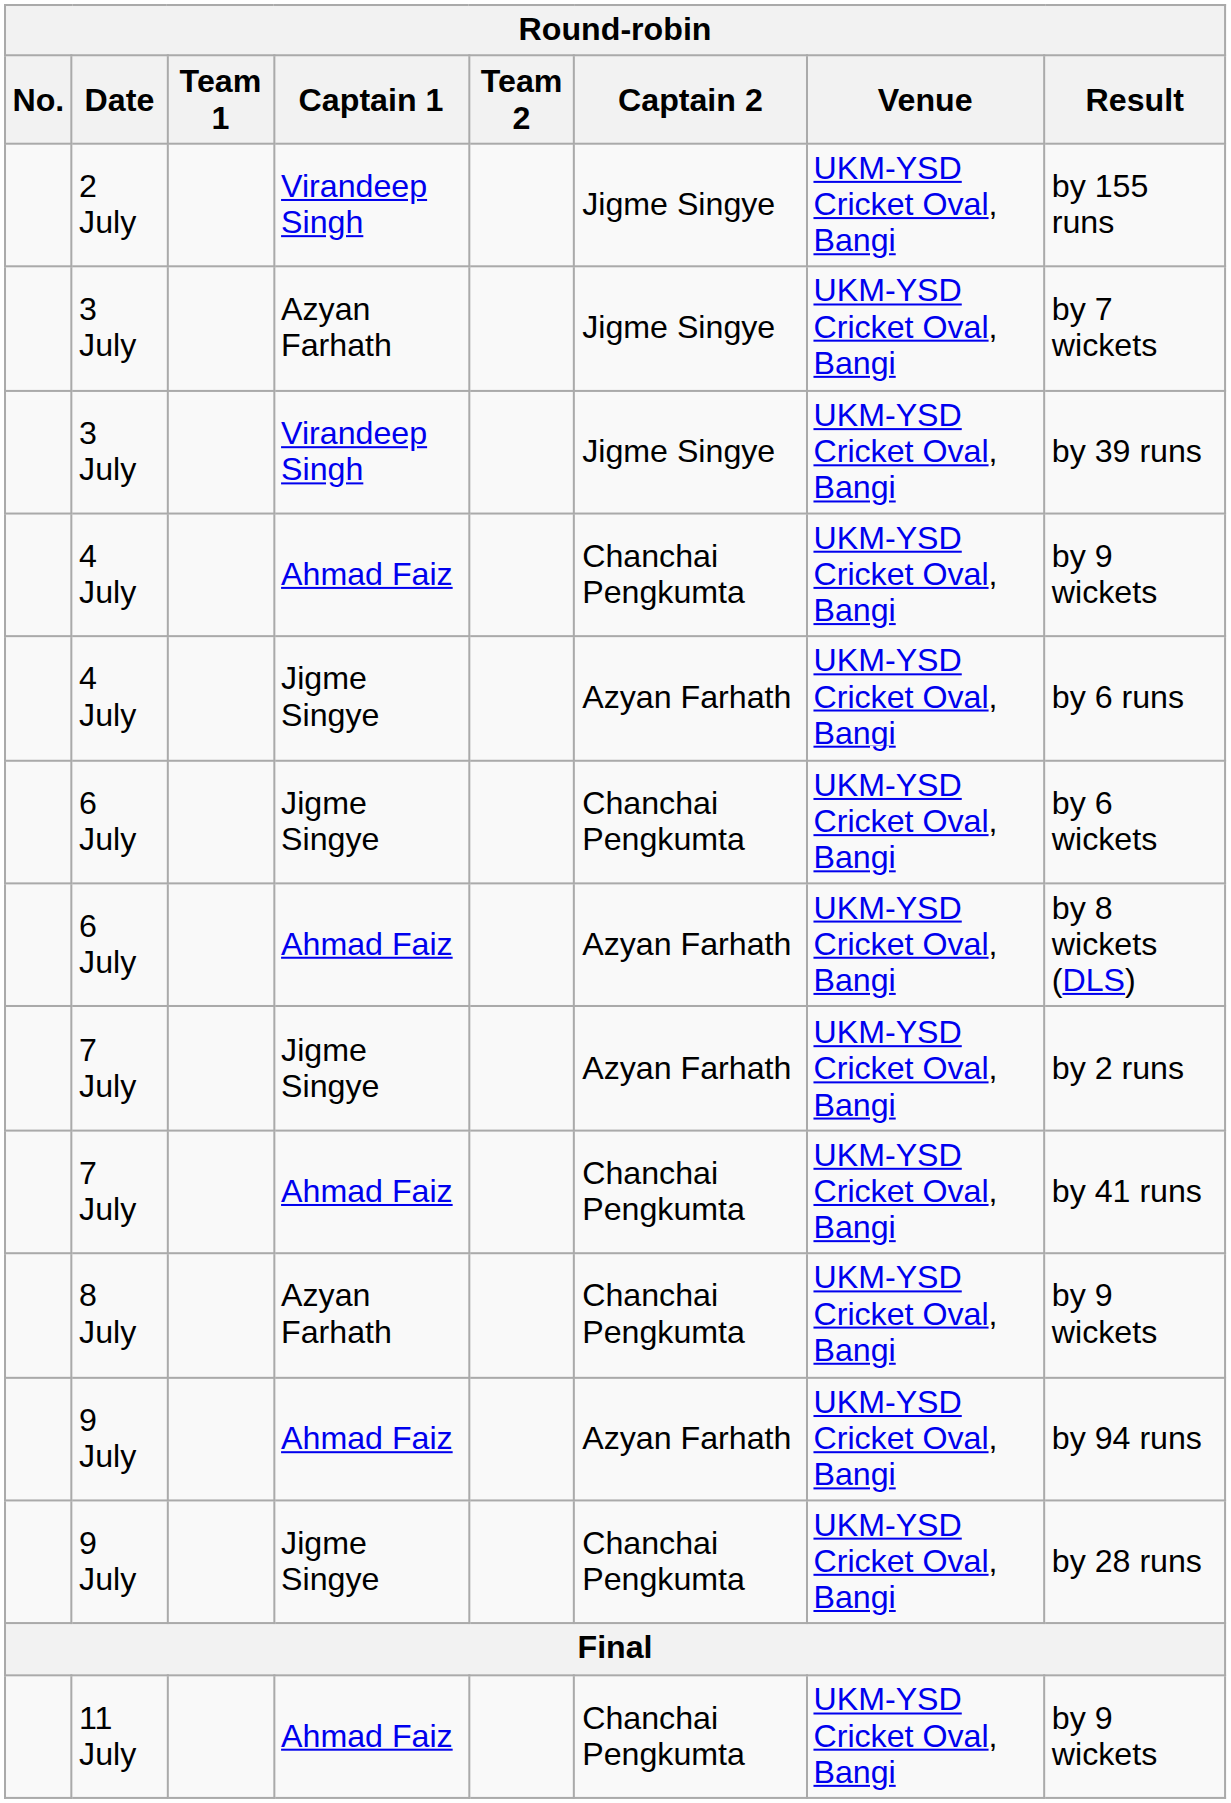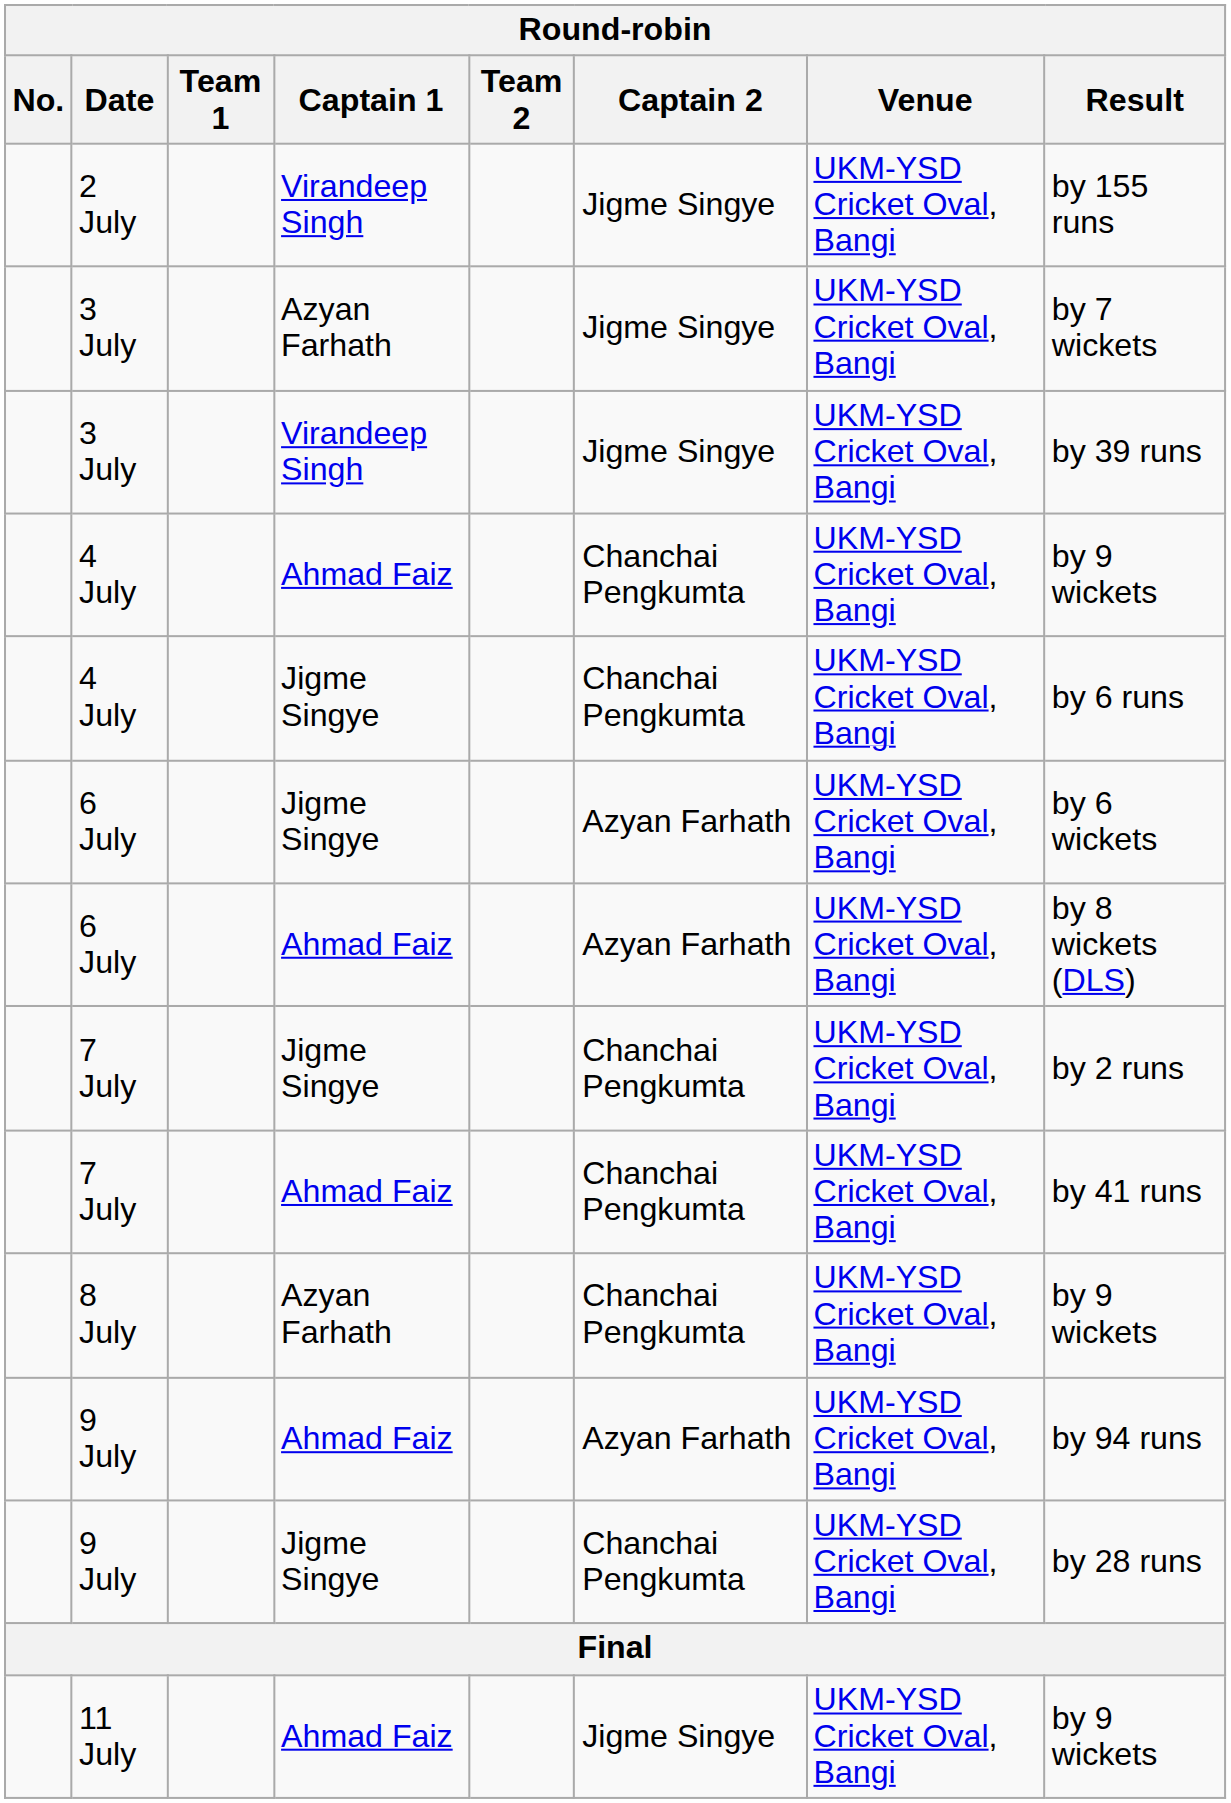(687, 697) Azyan Farhath -> (664, 697) Chanchai Pengkumta
(664, 821) Chanchai Pengkumta -> (687, 821) Azyan Farhath
(687, 1067) Azyan Farhath -> (664, 1067) Chanchai Pengkumta
(664, 1735) Chanchai Pengkumta -> (679, 1735) Jigme Singye
